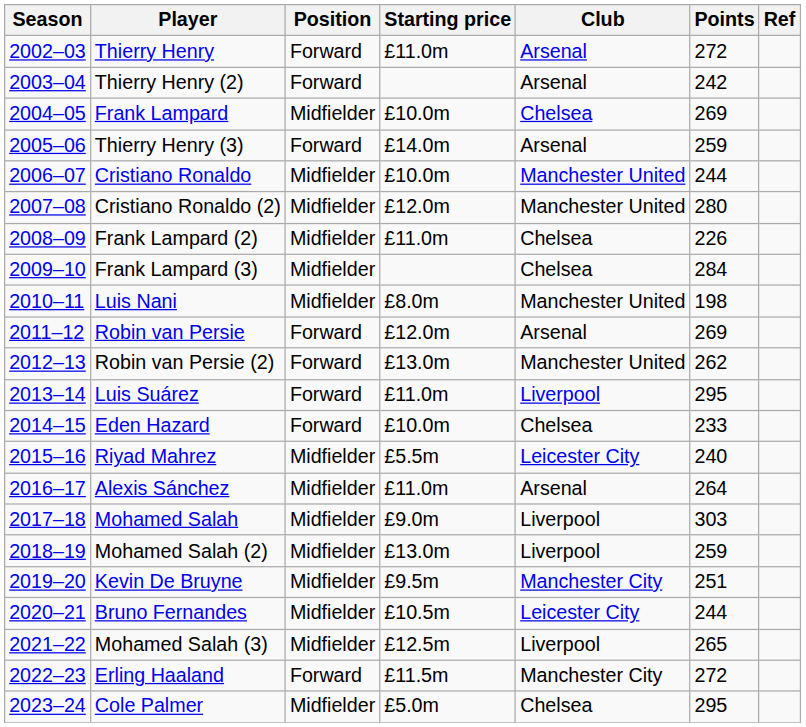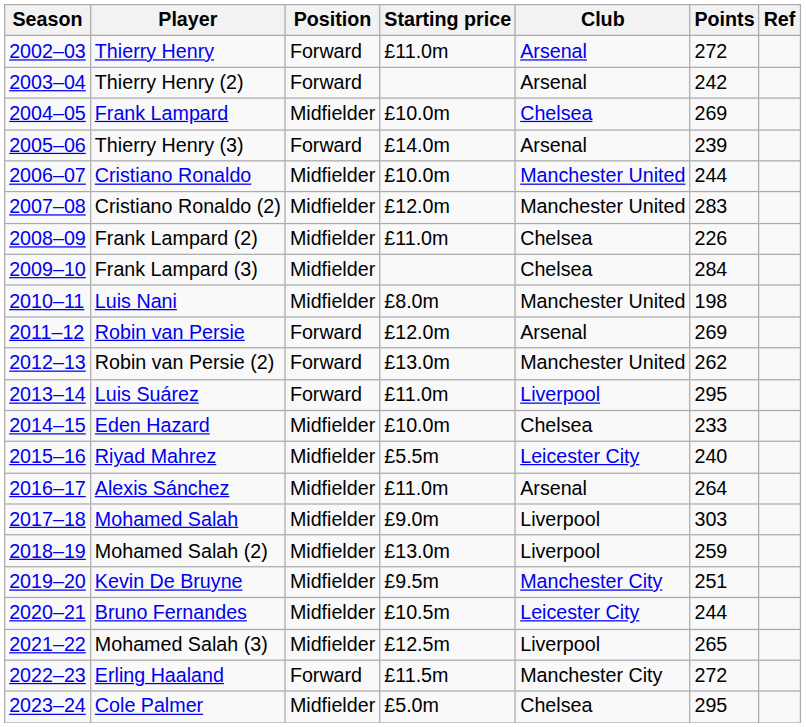(711, 144) 259 -> (711, 144) 239
(711, 207) 280 -> (711, 207) 283
(326, 425) Forward -> (333, 425) Midfielder
